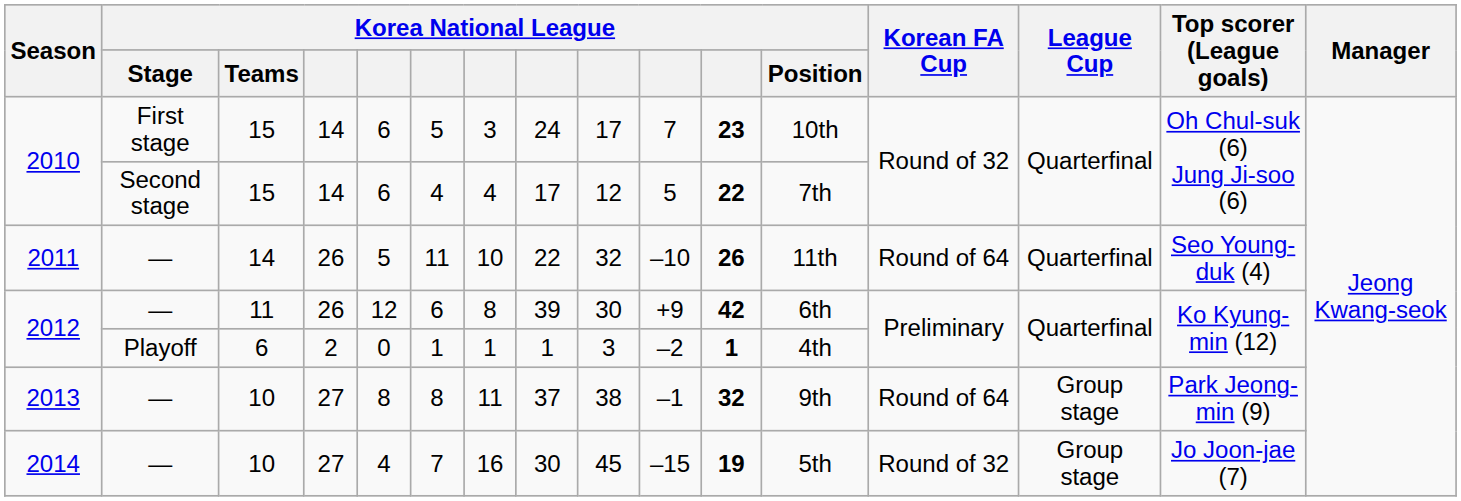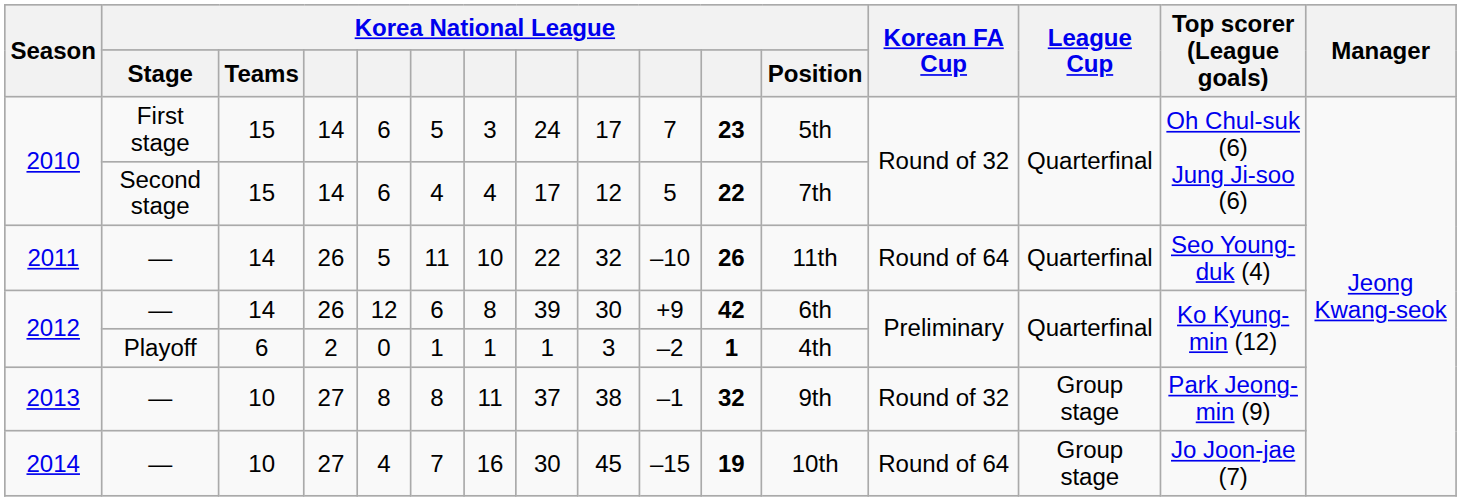(815, 129) 10th -> (815, 129) 5th
(262, 310) 11 -> (262, 310) 14
(944, 399) Round of 64 -> (944, 399) Round of 32
(815, 464) 5th -> (815, 464) 10th
(944, 464) Round of 32 -> (944, 464) Round of 64
